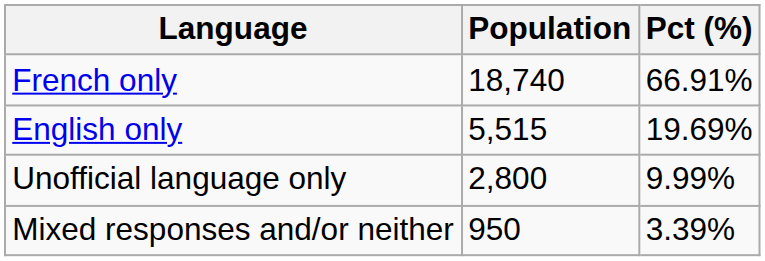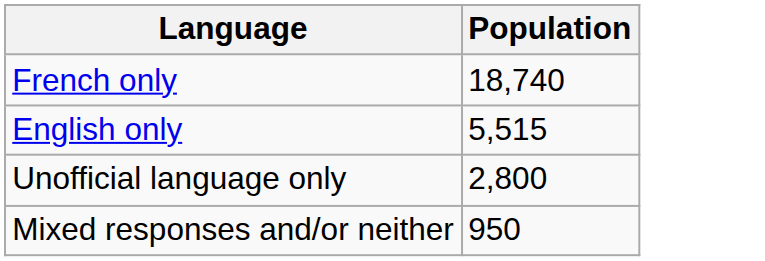- column: (699, 29)
